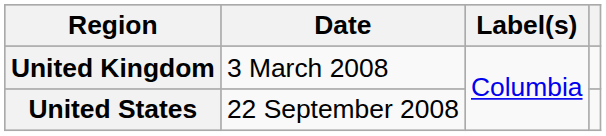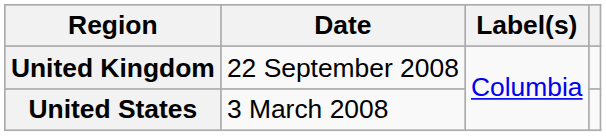(308, 67) 3 March 2008 -> (343, 67) 22 September 2008
(343, 109) 22 September 2008 -> (308, 109) 3 March 2008
